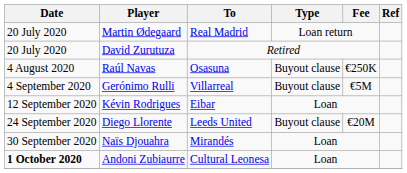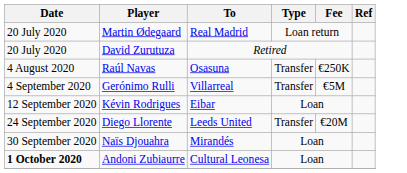(307, 68) Buyout clause -> (294, 68) Transfer
(307, 86) Buyout clause -> (294, 86) Transfer
(307, 123) Buyout clause -> (294, 123) Transfer
